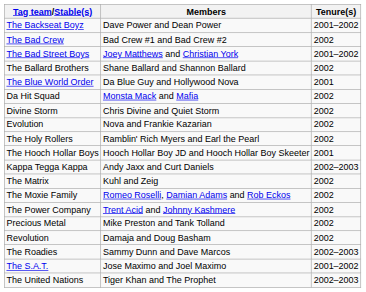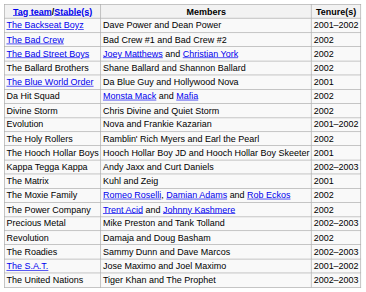(336, 53) 2001–2002 -> (324, 53) 2002
(324, 124) 2002 -> (336, 124) 2001–2002
(324, 181) 2002 -> (324, 181) 2001
(324, 223) 2002 -> (336, 223) 2002–2003
